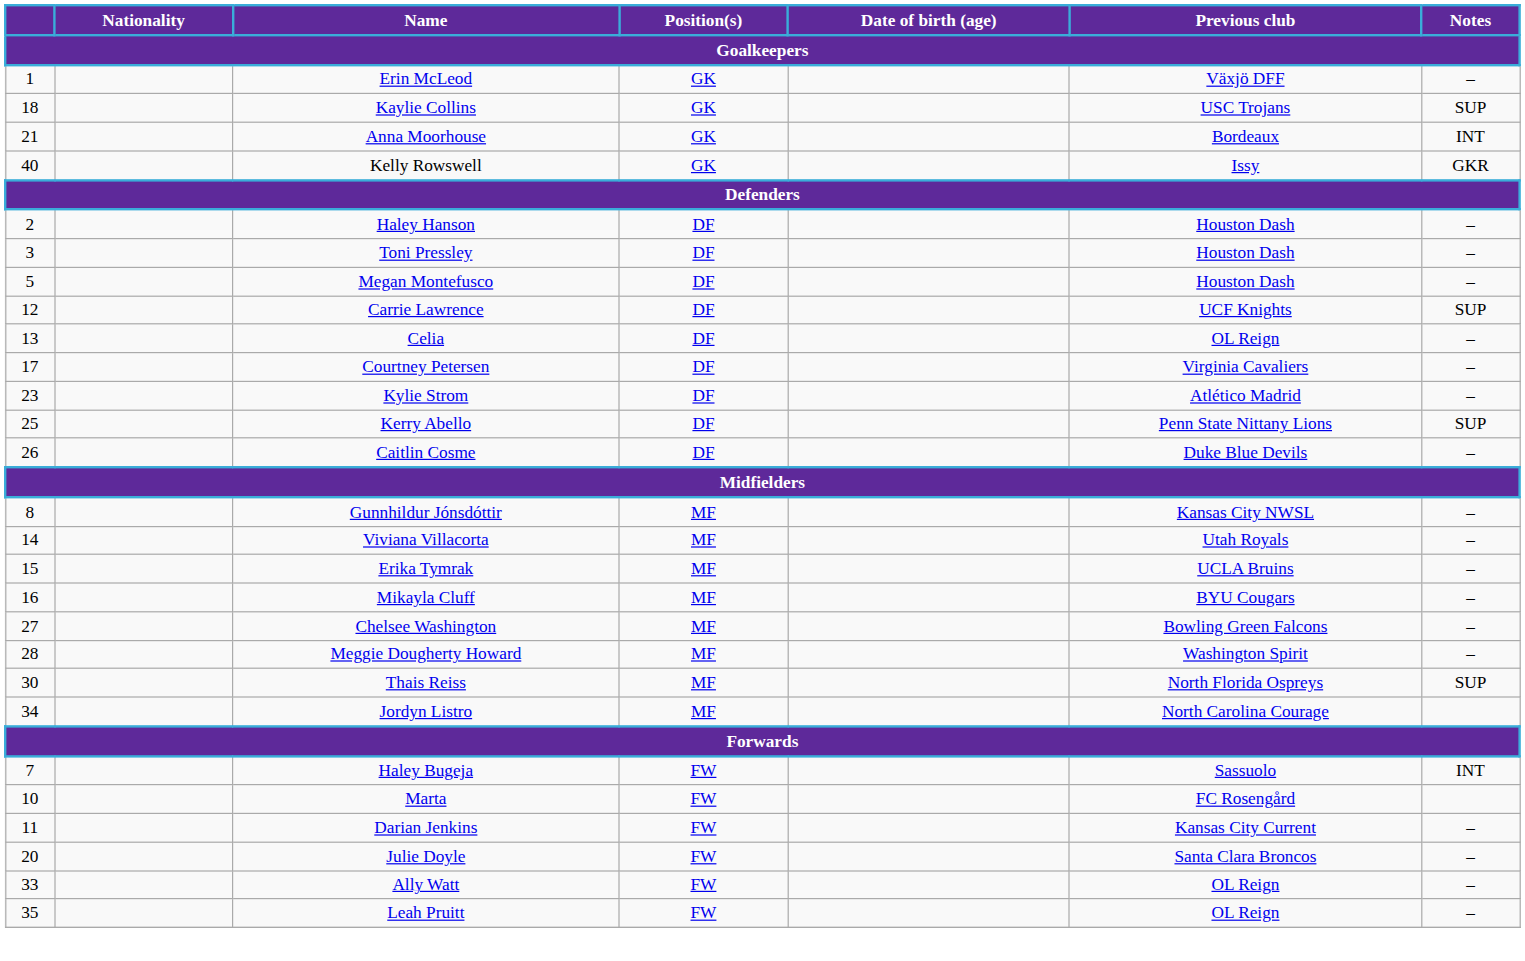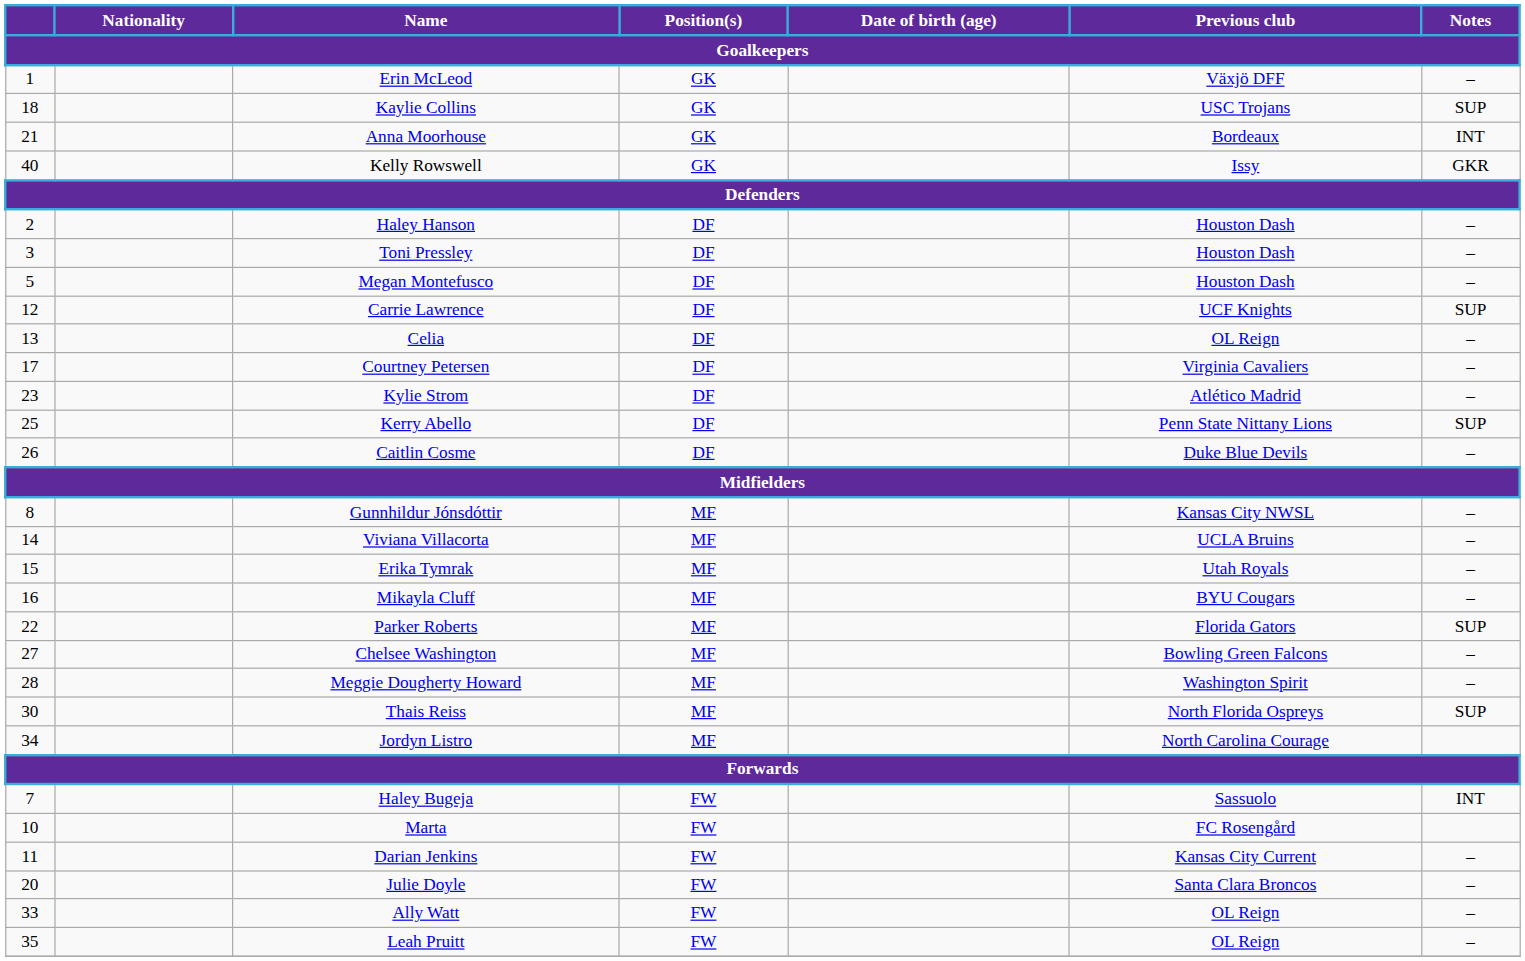(1245, 540) Utah Royals -> (1245, 540) UCLA Bruins
(1245, 569) UCLA Bruins -> (1245, 569) Utah Royals
+ row: (426, 626)
